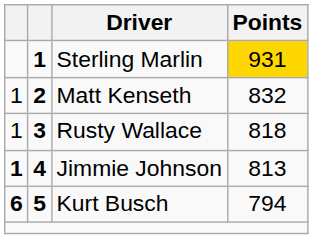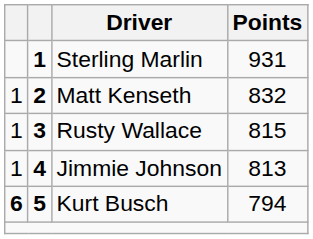(267, 58) gold background -> (267, 58) no background
(267, 131) 818 -> (267, 131) 815
(16, 167) bold -> (16, 167) normal
